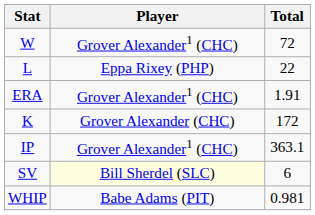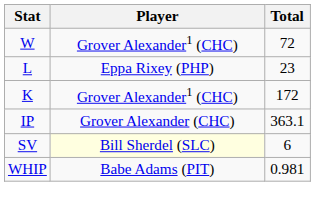(287, 68) 22 -> (287, 68) 23
- row: (27, 95)
(157, 121) Grover Alexander (CHC) -> (157, 95) Grover Alexander1 (CHC)
(157, 147) Grover Alexander1 (CHC) -> (157, 121) Grover Alexander (CHC)
